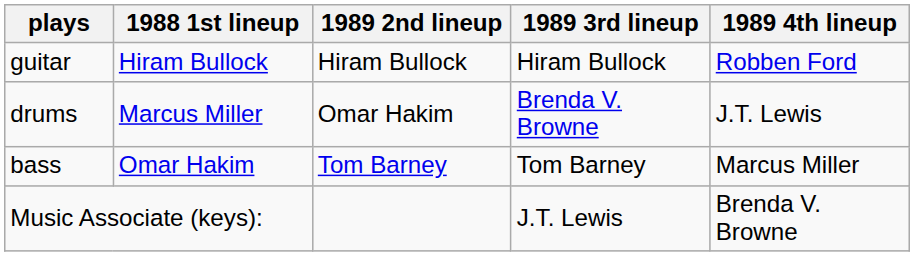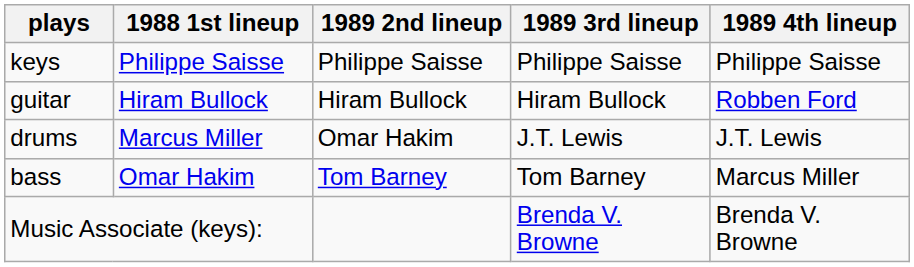+ row: (35, 61)
(569, 113) Brenda V. Browne -> (570, 138) J.T. Lewis
(570, 217) J.T. Lewis -> (569, 228) Brenda V. Browne
